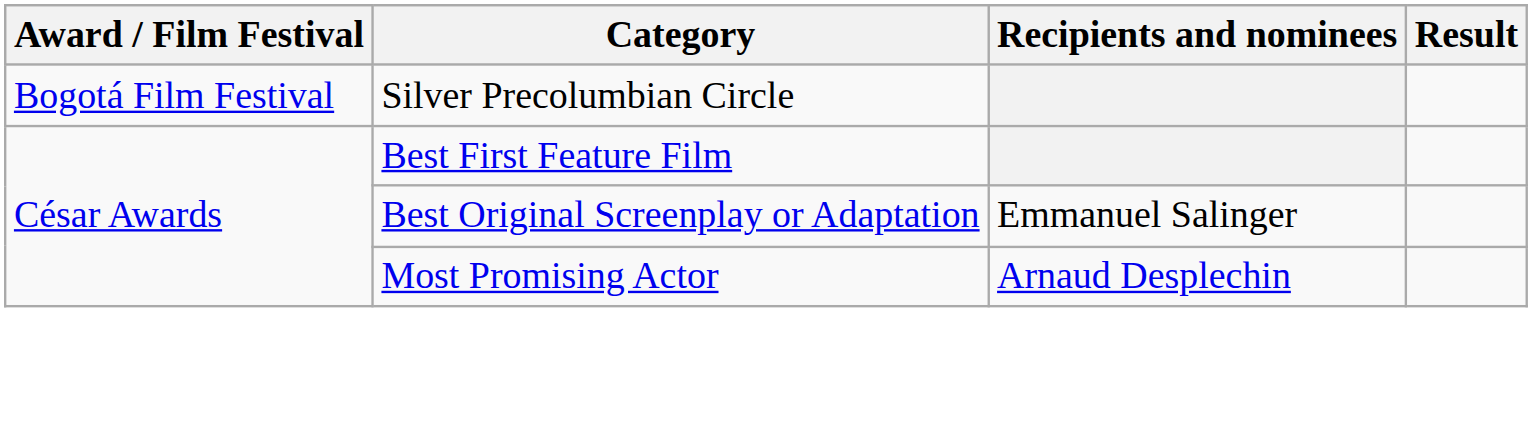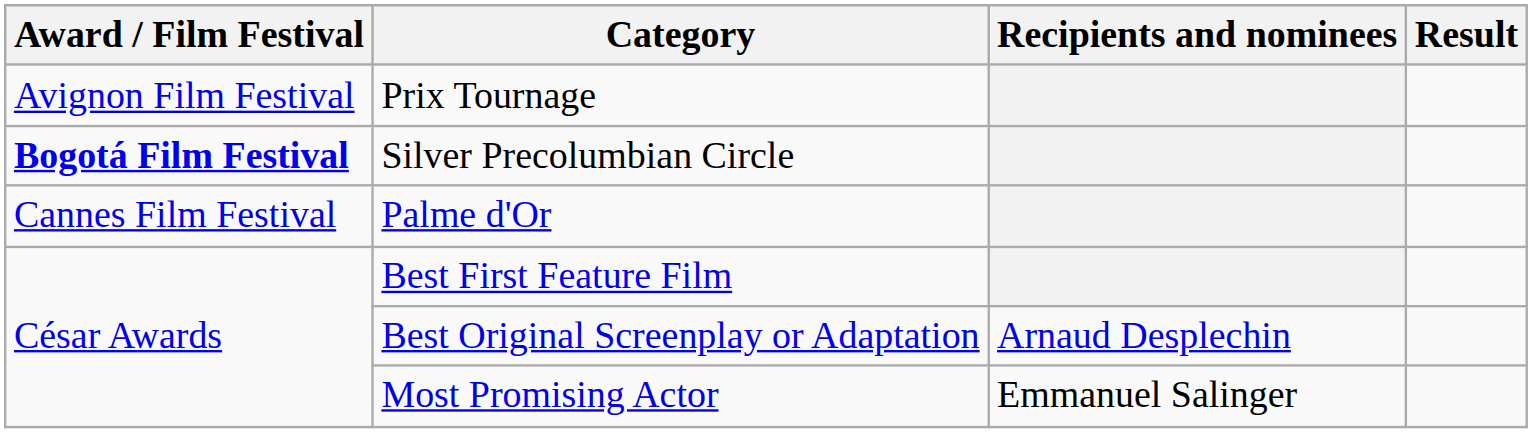+ row: (489, 94)
(174, 94) normal -> (181, 154) bold
+ row: (466, 214)
(1147, 214) Emmanuel Salinger -> (1144, 335) Arnaud Desplechin
(1144, 275) Arnaud Desplechin -> (1147, 395) Emmanuel Salinger
